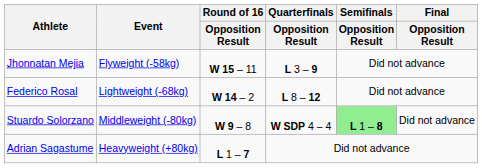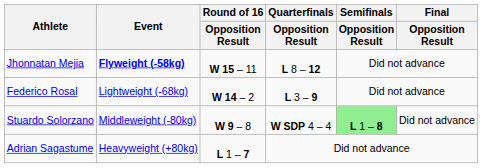(139, 64) normal -> (142, 64) bold
(301, 70) L 3 – 9 -> (301, 70) L 8 – 12
(301, 98) L 8 – 12 -> (301, 98) L 3 – 9
